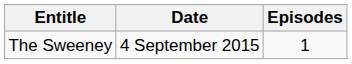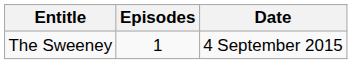columns swapped: (190, 17) <-> (305, 17)
